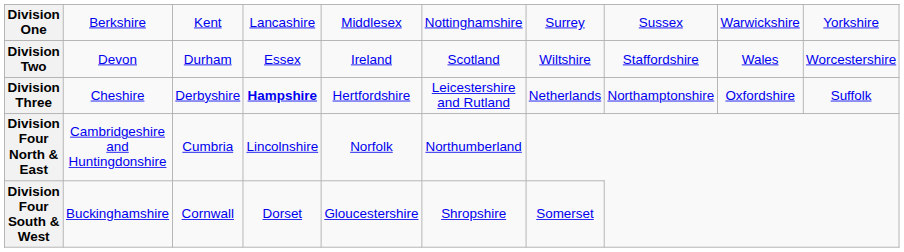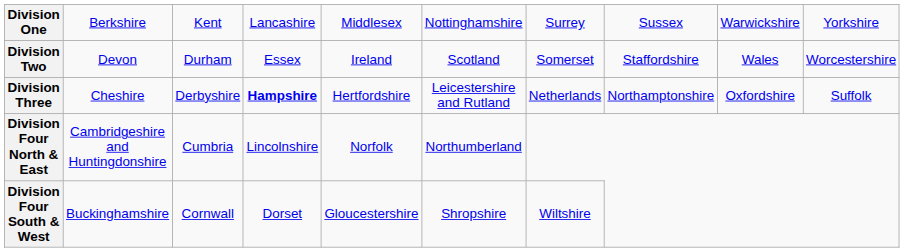(565, 59) Wiltshire -> (565, 59) Somerset
(565, 213) Somerset -> (565, 213) Wiltshire
